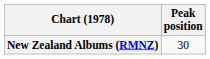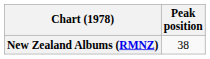(183, 44) 30 -> (183, 44) 38
